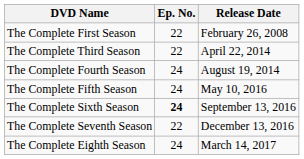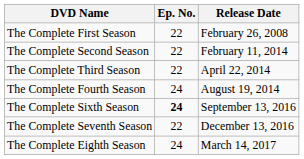+ row: (78, 51)
- row: (72, 88)
